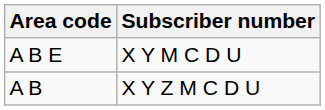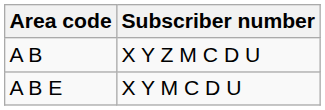rows swapped: (26, 88) <-> (36, 54)
